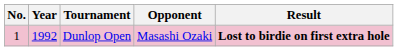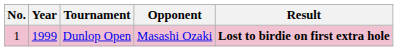(44, 35) 1992 -> (44, 35) 1999
